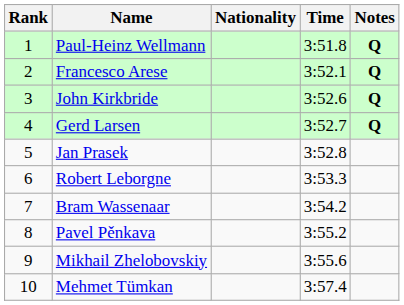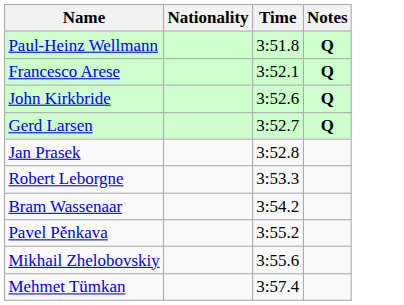- column: (28, 17)
